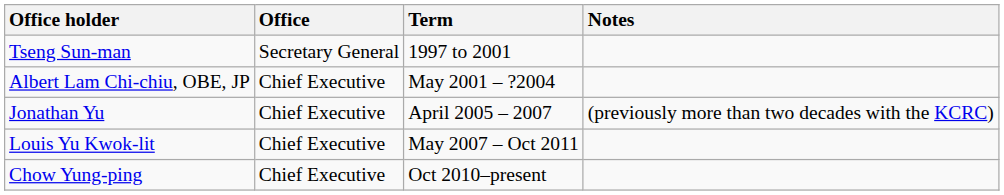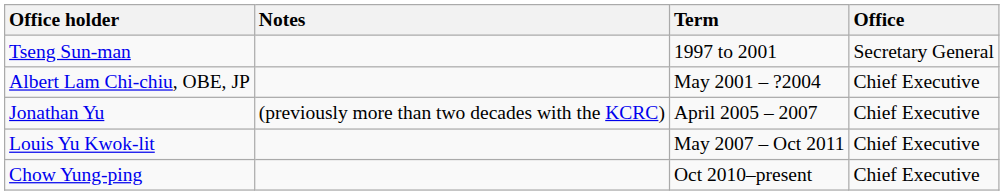columns swapped: (284, 19) <-> (611, 19)
